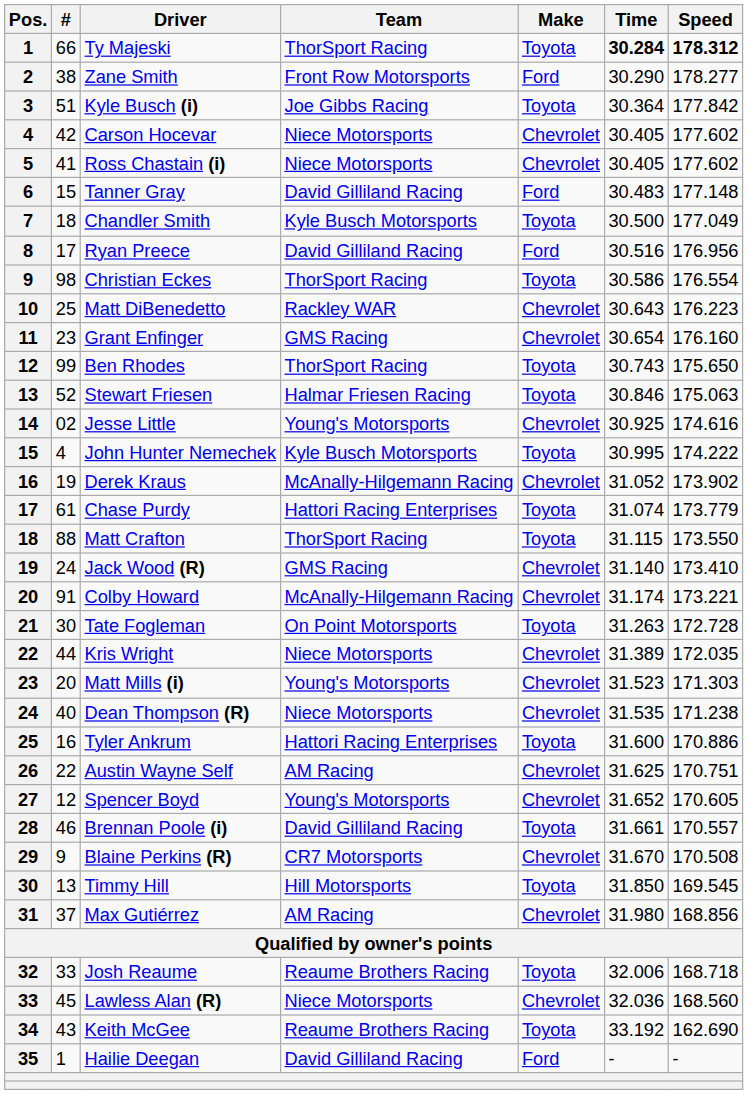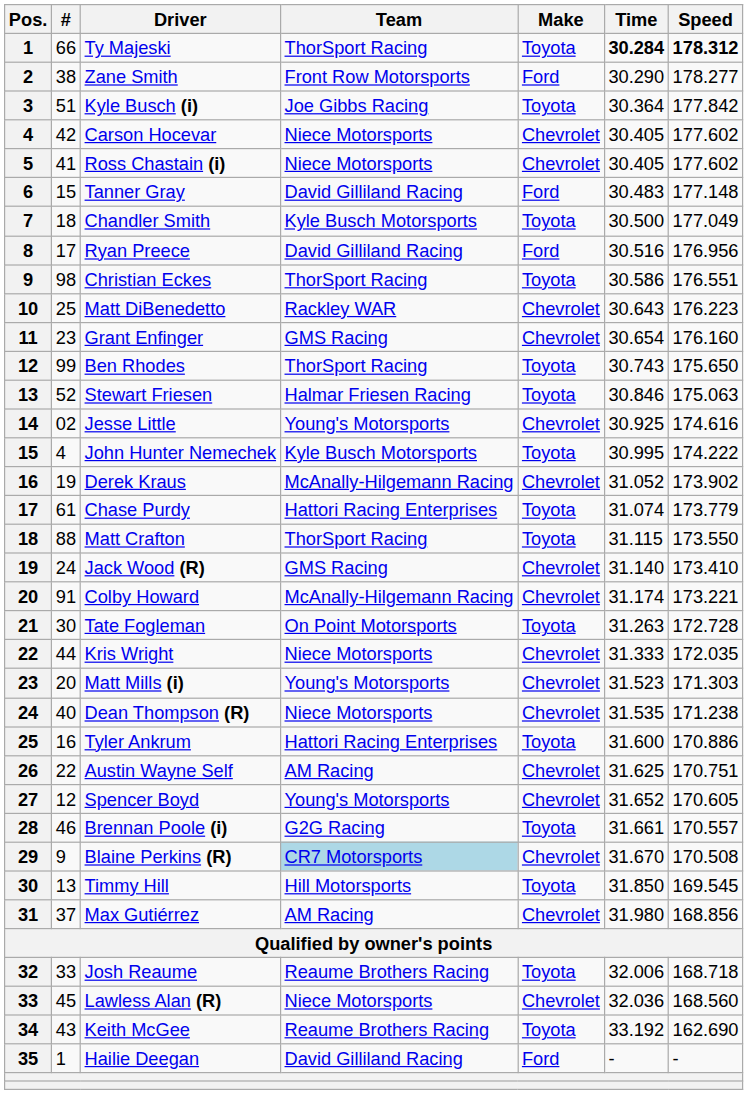(706, 279) 176.554 -> (706, 279) 176.551
(636, 654) 31.389 -> (636, 654) 31.333
(374, 828) David Gilliland Racing -> (335, 828) G2G Racing
(353, 857) no background -> (353, 857) lightblue background
